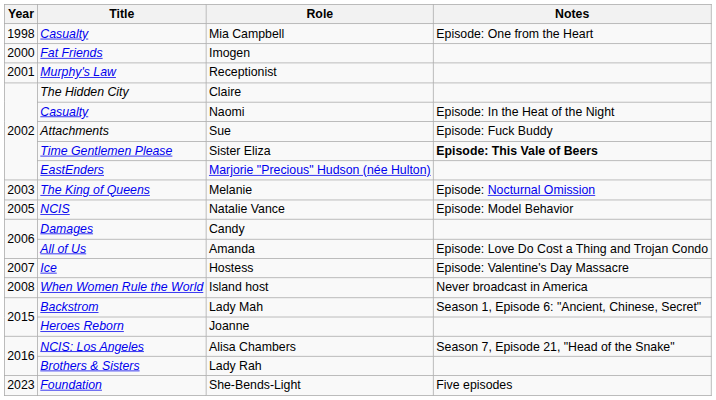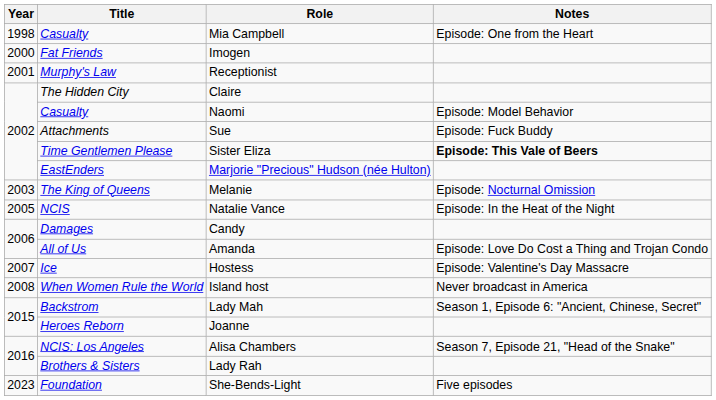(525, 111) Episode: In the Heat of the Night -> (505, 111) Episode: Model Behavior
(505, 209) Episode: Model Behavior -> (525, 209) Episode: In the Heat of the Night
